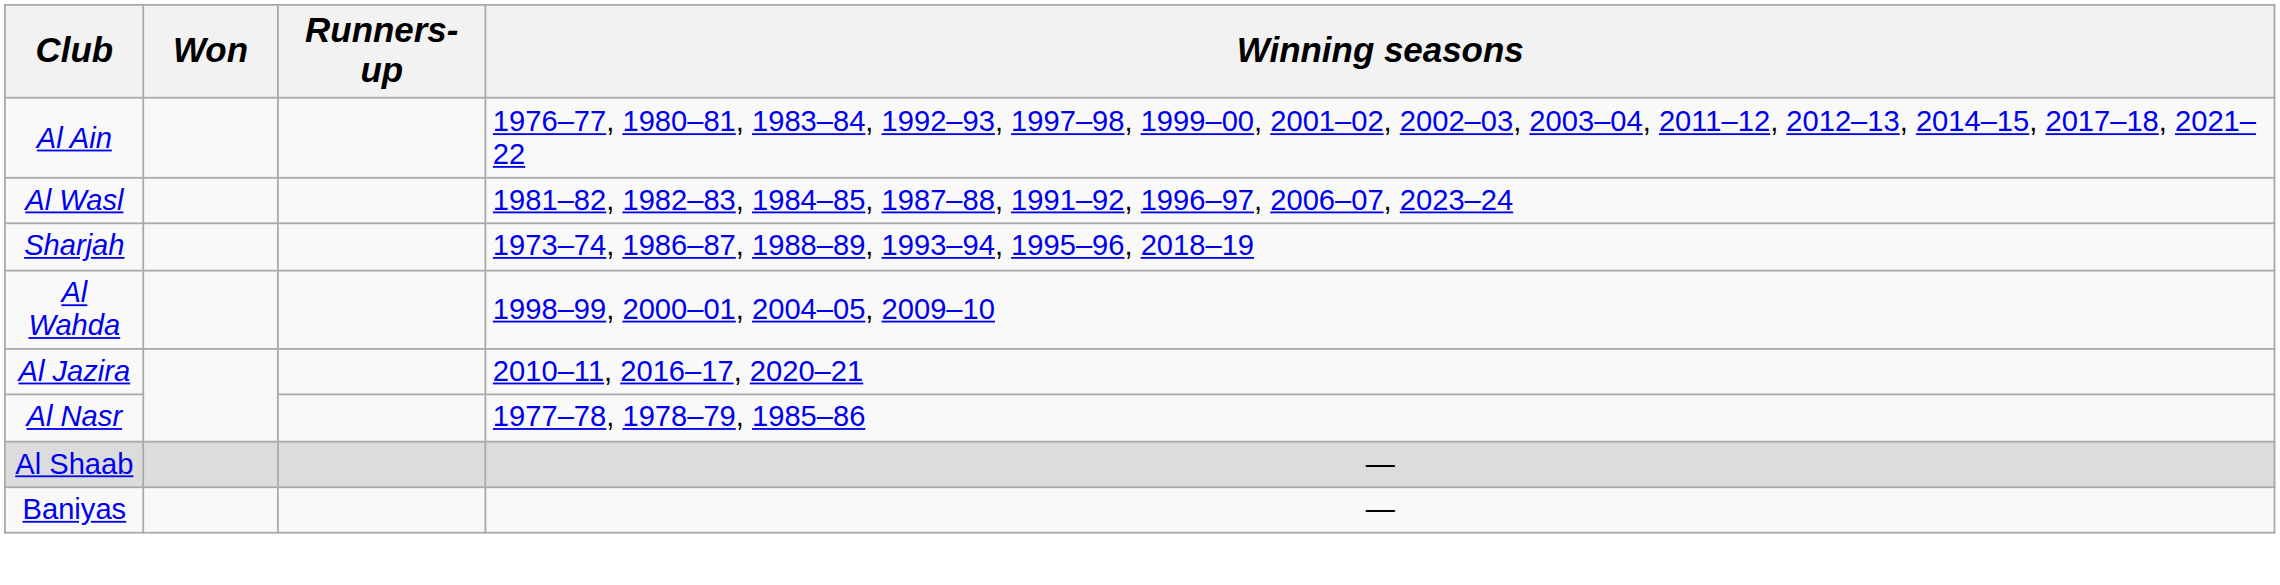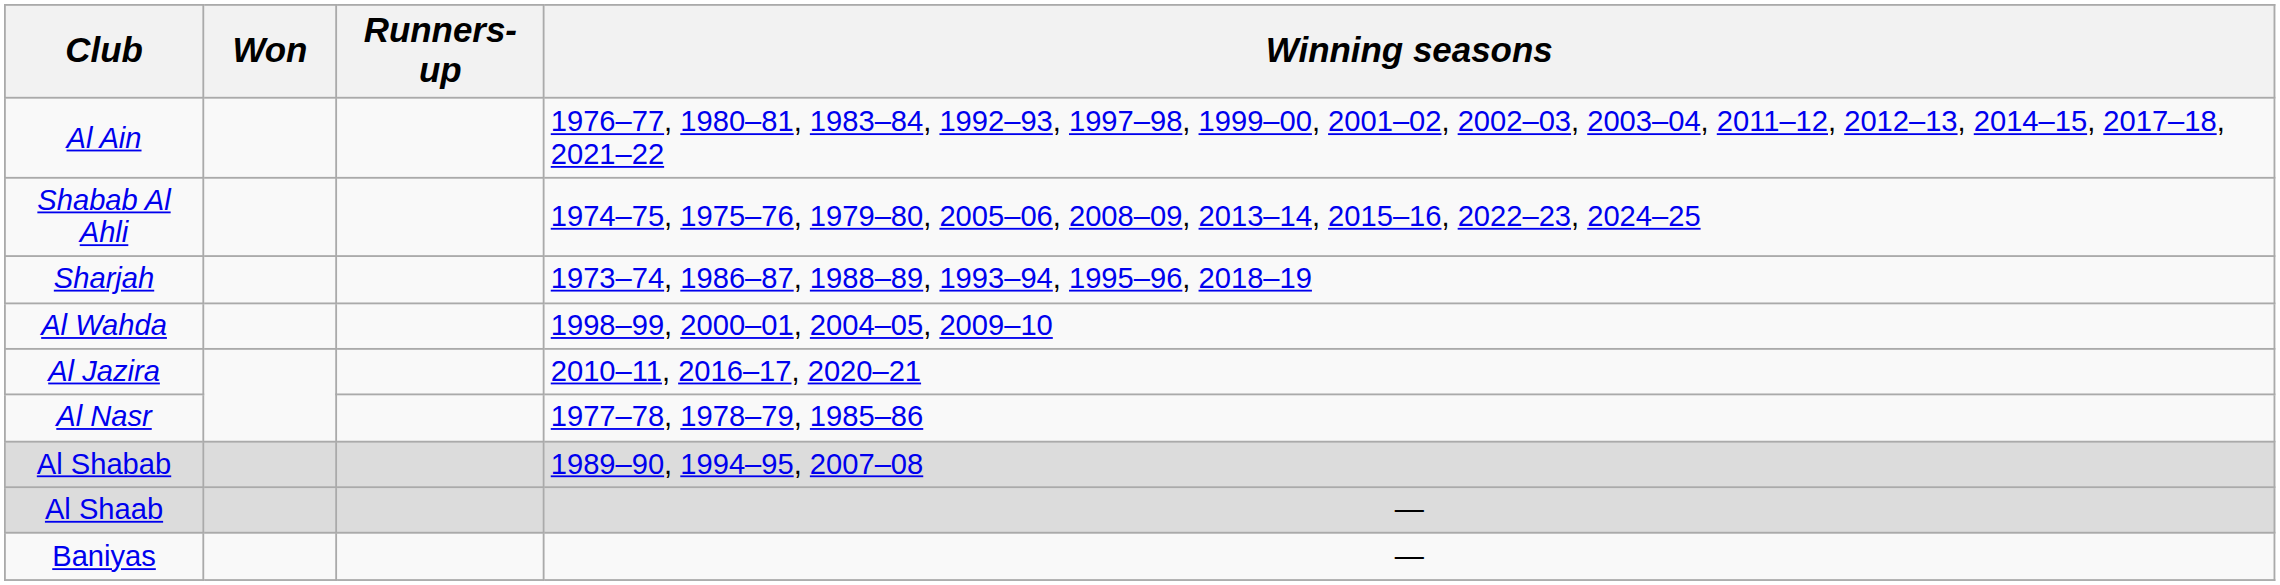+ row: (104, 216)
- row: (74, 200)
+ row: (104, 463)
